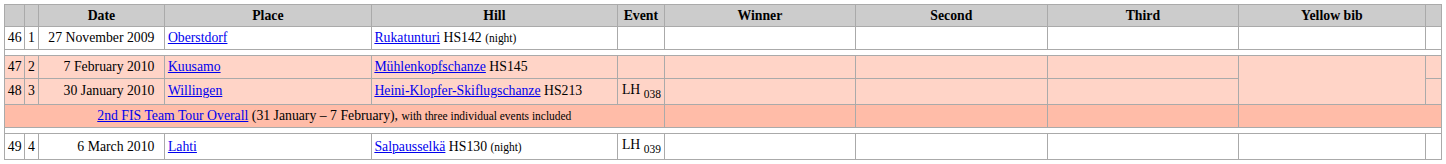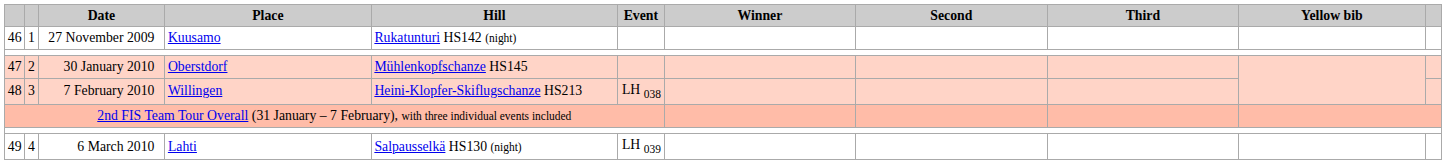(198, 38) Oberstdorf -> (194, 38) Kuusamo
(112, 66) 7 February 2010 -> (112, 66) 30 January 2010
(194, 66) Kuusamo -> (198, 66) Oberstdorf
(112, 91) 30 January 2010 -> (112, 91) 7 February 2010
